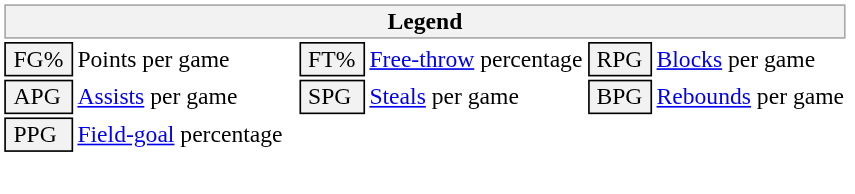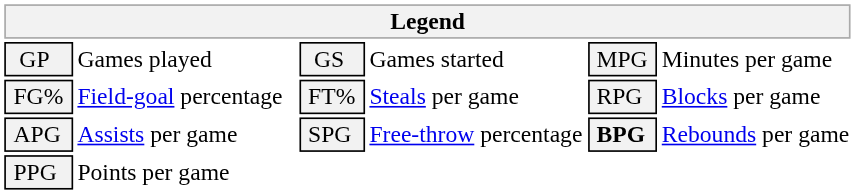+ row: (29, 58)
(153, 58) Points per game -> (180, 96) Field-goal percentage
(476, 58) Free-throw percentage -> (444, 96) Steals per game
(444, 96) Steals per game -> (476, 134) Free-throw percentage
(619, 96) normal -> (621, 134) bold
(180, 134) Field-goal percentage -> (153, 172) Points per game
